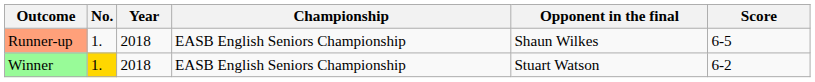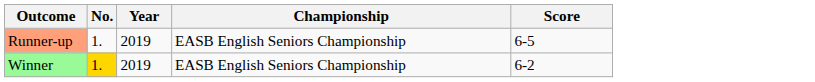- column: (609, 16)
(136, 40) 2018 -> (136, 40) 2019
(136, 64) 2018 -> (136, 64) 2019
